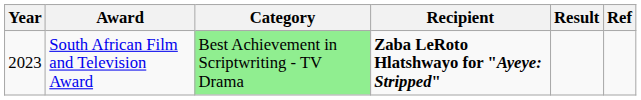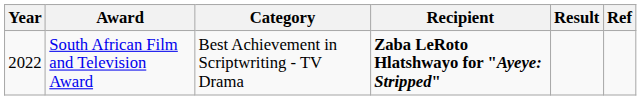(25, 62) 2023 -> (25, 62) 2022
(268, 62) lightgreen background -> (268, 62) no background
